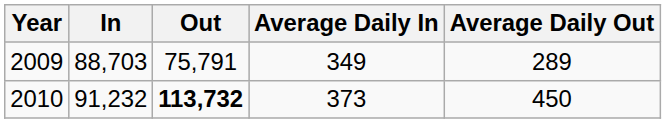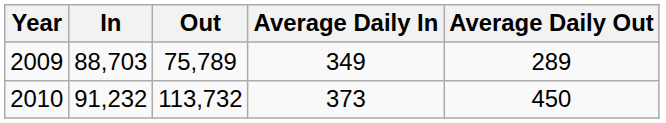(201, 61) 75,791 -> (200, 61) 75,789
(201, 99) bold -> (200, 99) normal
